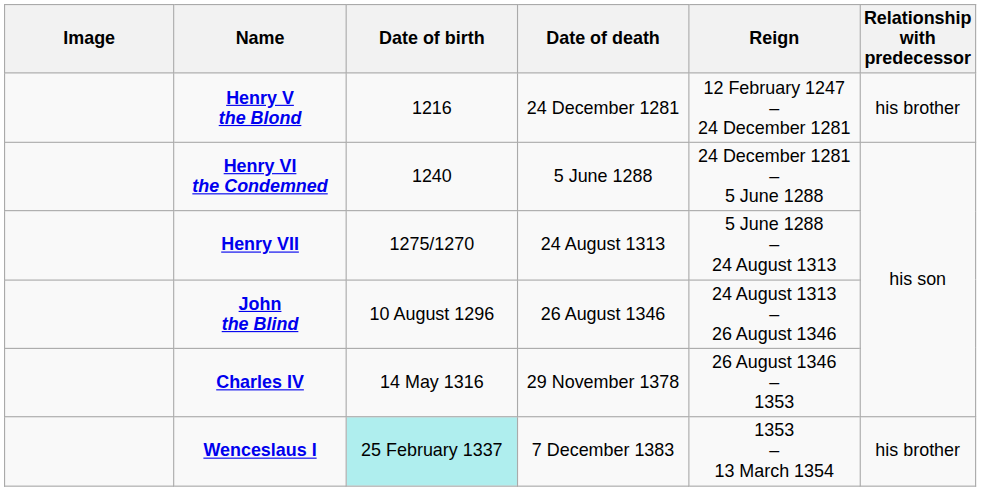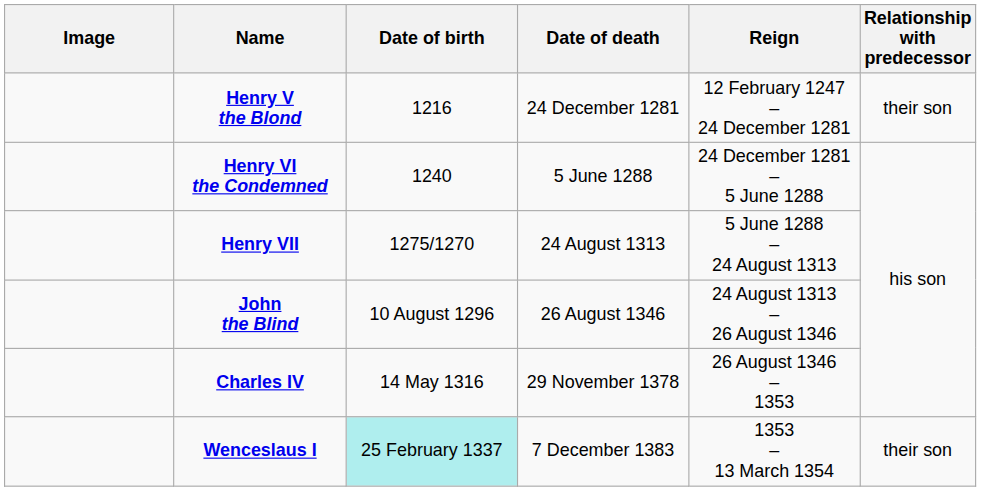(918, 107) his brother -> (918, 107) their son
(918, 451) his brother -> (918, 451) their son
